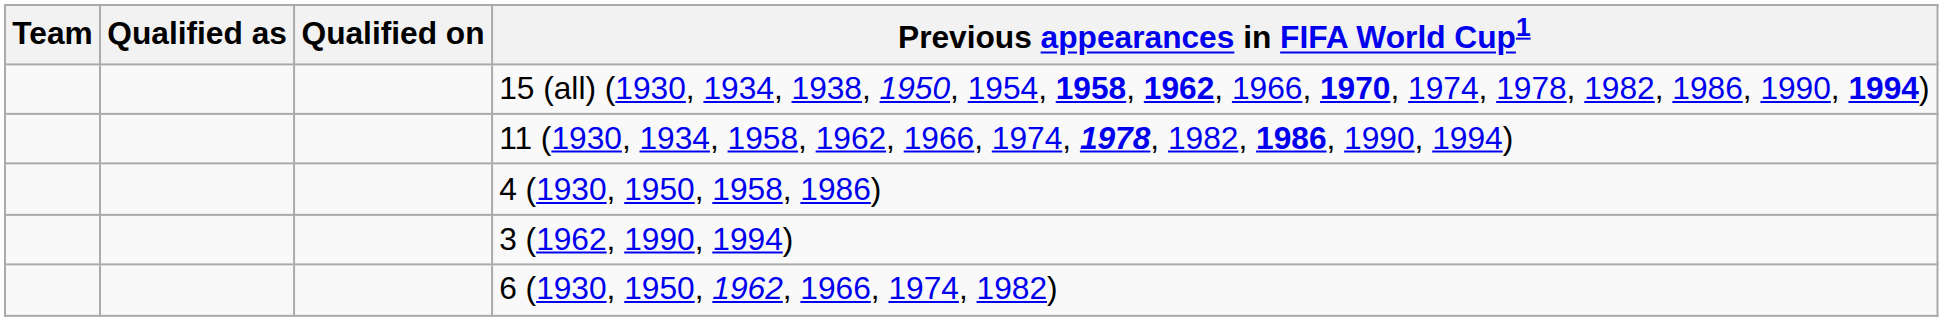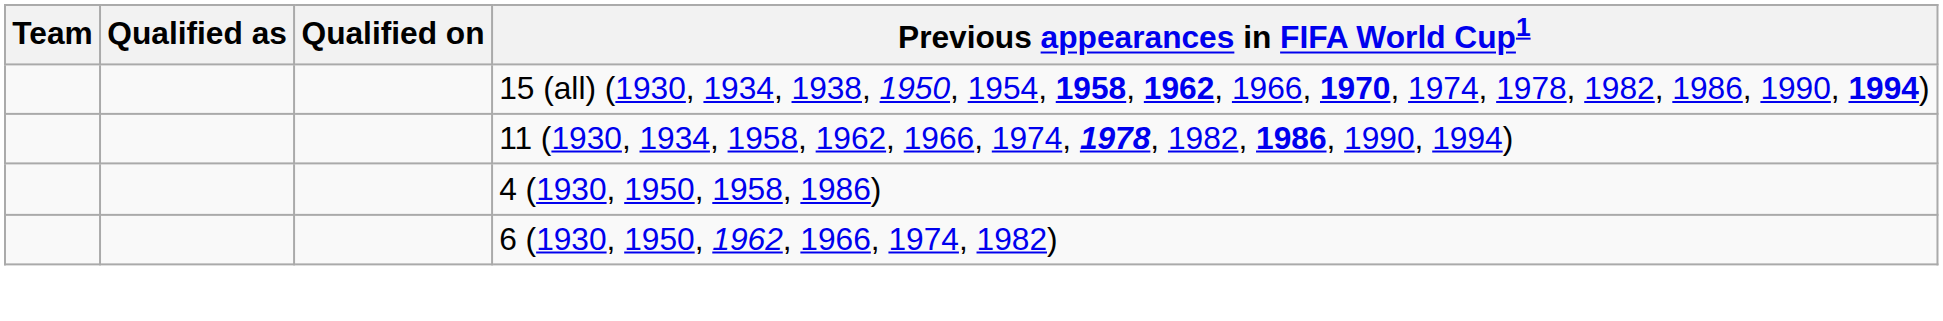- row: (646, 239)
